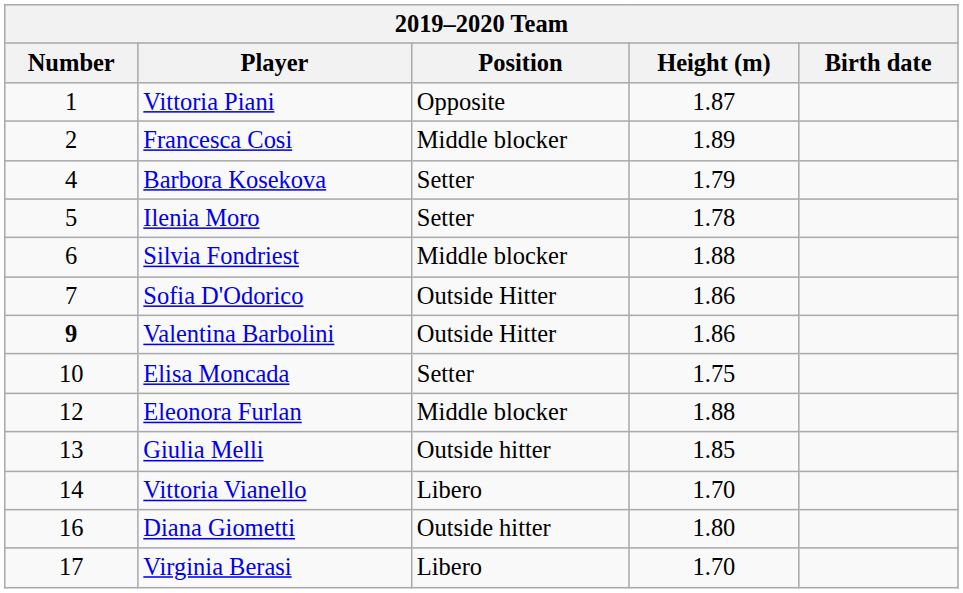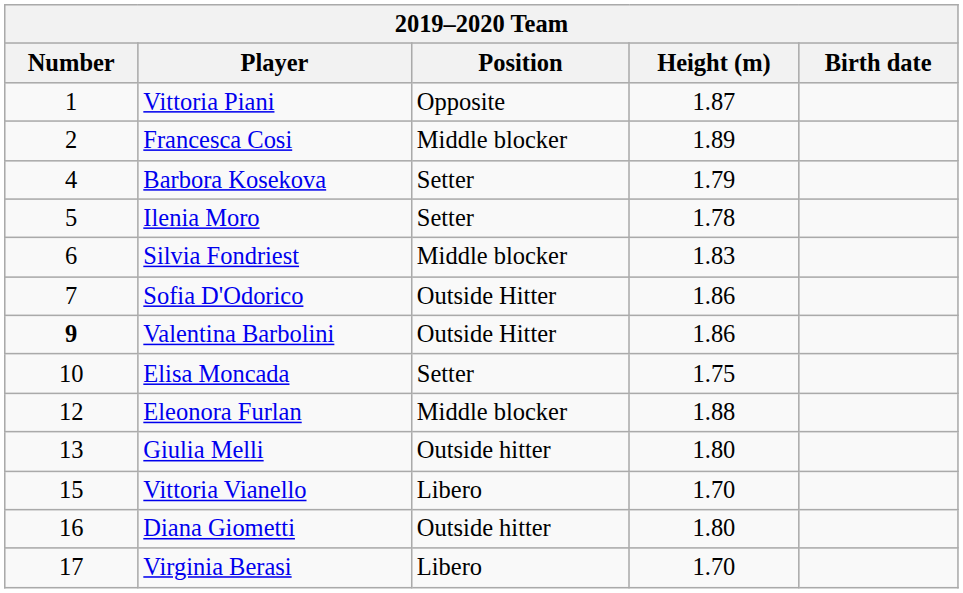(714, 256) 1.88 -> (714, 256) 1.83
(714, 450) 1.85 -> (714, 450) 1.80
(71, 489) 14 -> (71, 489) 15
